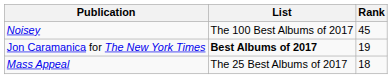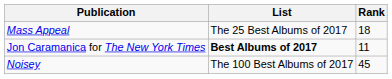rows swapped: (38, 64) <-> (23, 30)
(364, 47) 19 -> (364, 47) 11
